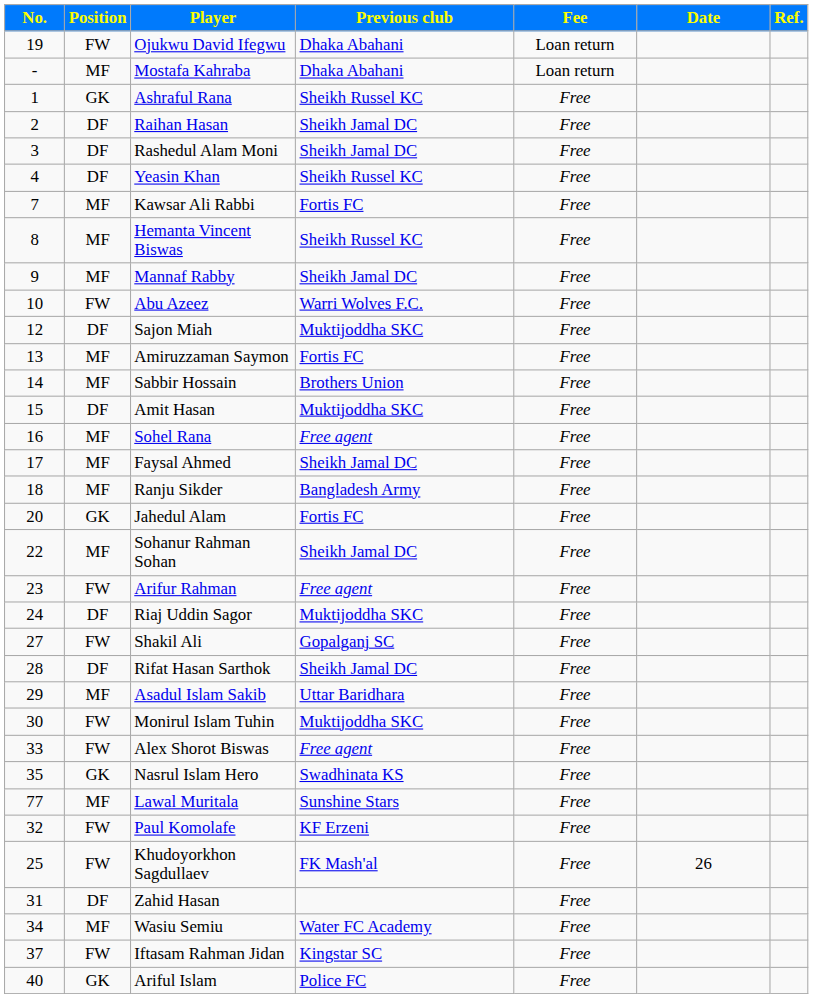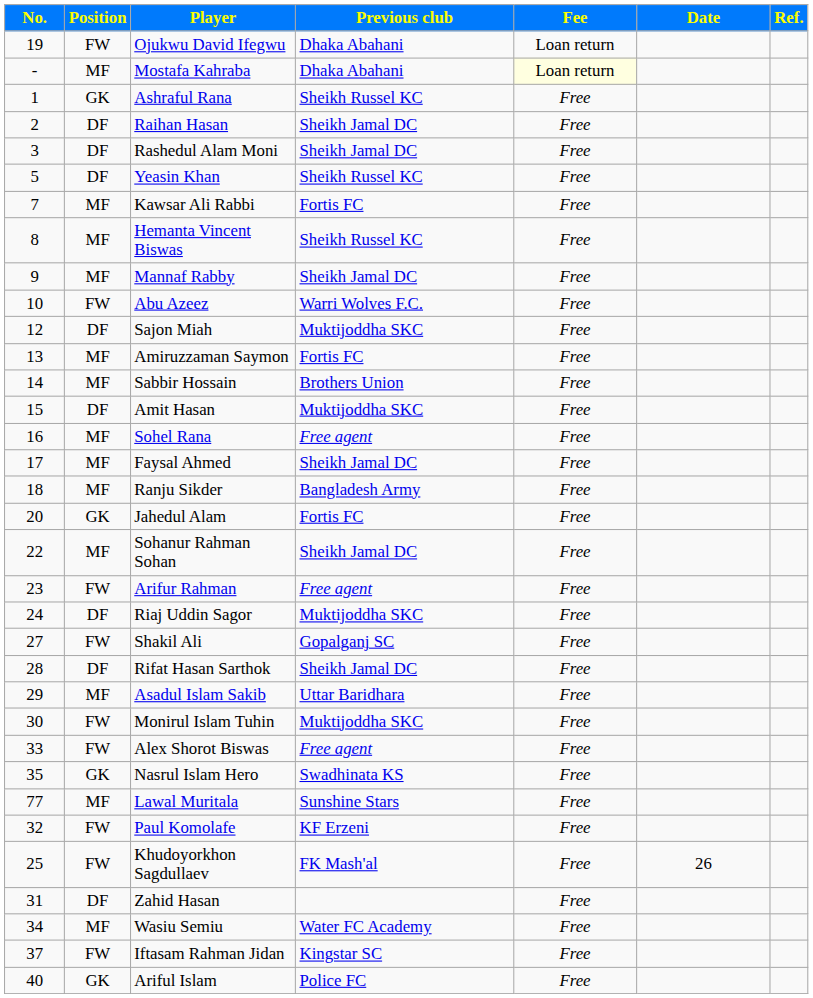(575, 71) no background -> (575, 71) lightyellow background
(35, 177) 4 -> (35, 177) 5
